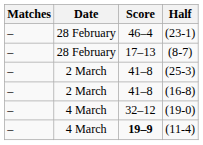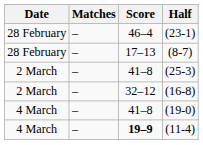columns swapped: (86, 14) <-> (29, 14)
(140, 91) 41–8 -> (140, 91) 32–12
(140, 110) 32–12 -> (140, 110) 41–8
